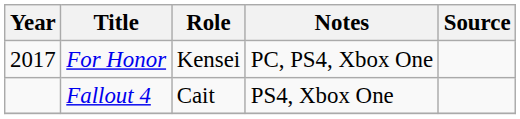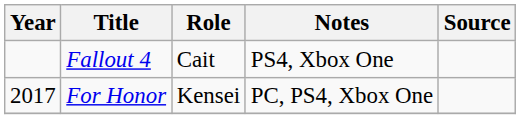rows swapped: (109, 95) <-> (116, 58)
